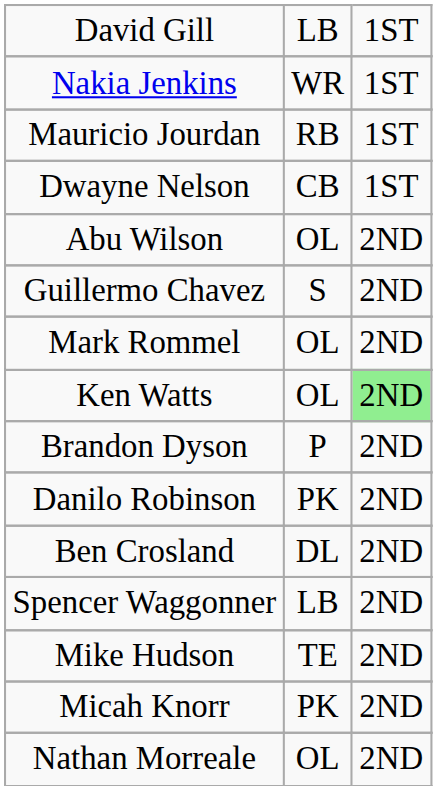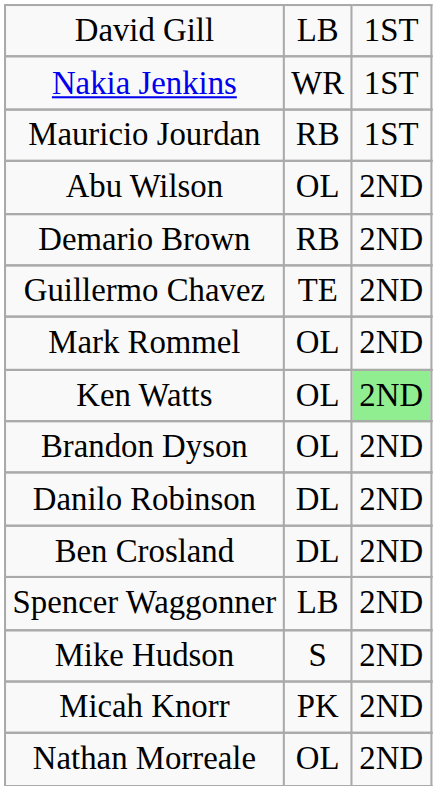- row: (144, 186)
+ row: (144, 238)
(318, 290) S -> (318, 290) TE
(318, 446) P -> (318, 446) OL
(318, 498) PK -> (318, 498) DL
(318, 654) TE -> (318, 654) S
